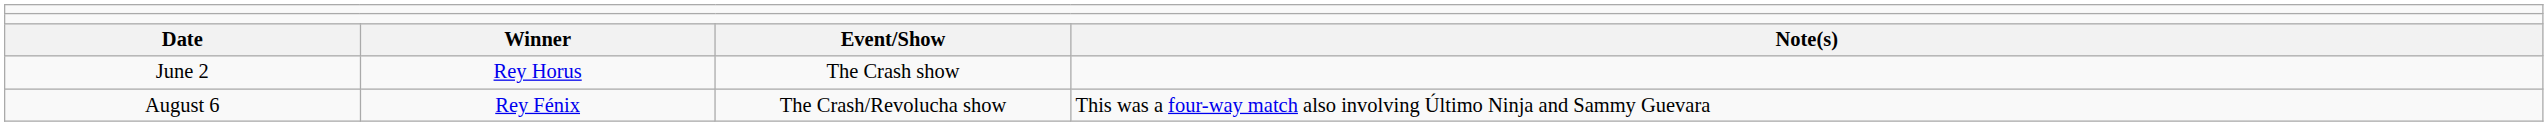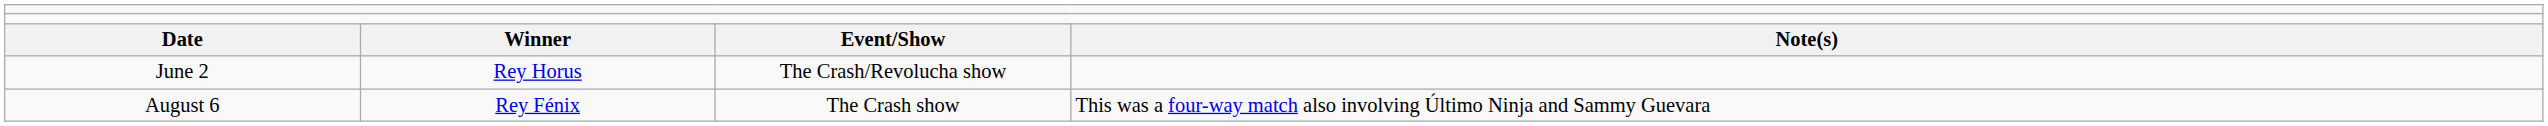(893, 72) The Crash show -> (893, 72) The Crash/Revolucha show
(893, 104) The Crash/Revolucha show -> (893, 104) The Crash show
